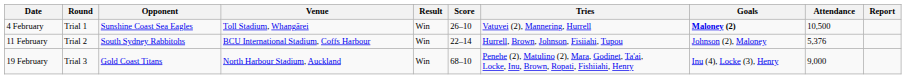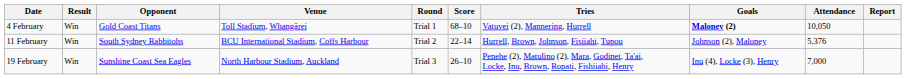columns swapped: (80, 11) <-> (431, 11)
(147, 26) Sunshine Coast Sea Eagles -> (130, 26) Gold Coast Titans
(461, 26) 26–10 -> (461, 26) 68–10
(819, 26) 10,500 -> (819, 26) 10,050
(132, 61) Gold Coast Titans -> (145, 61) Sunshine Coast Sea Eagles
(461, 61) 68–10 -> (461, 61) 26–10
(817, 61) 9,000 -> (817, 61) 7,000
